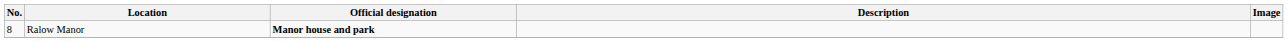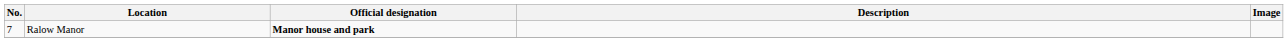(9, 29) 8 -> (9, 29) 7
